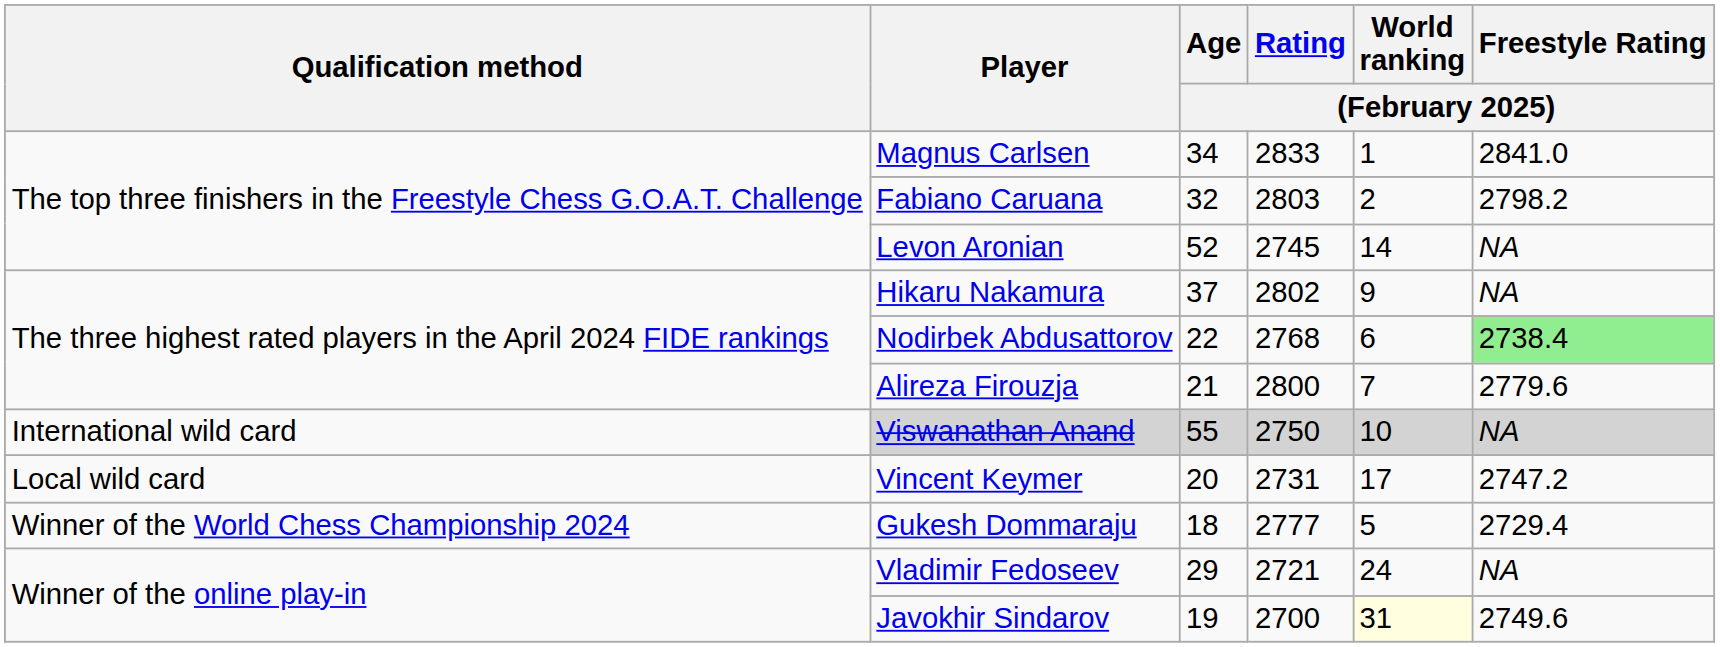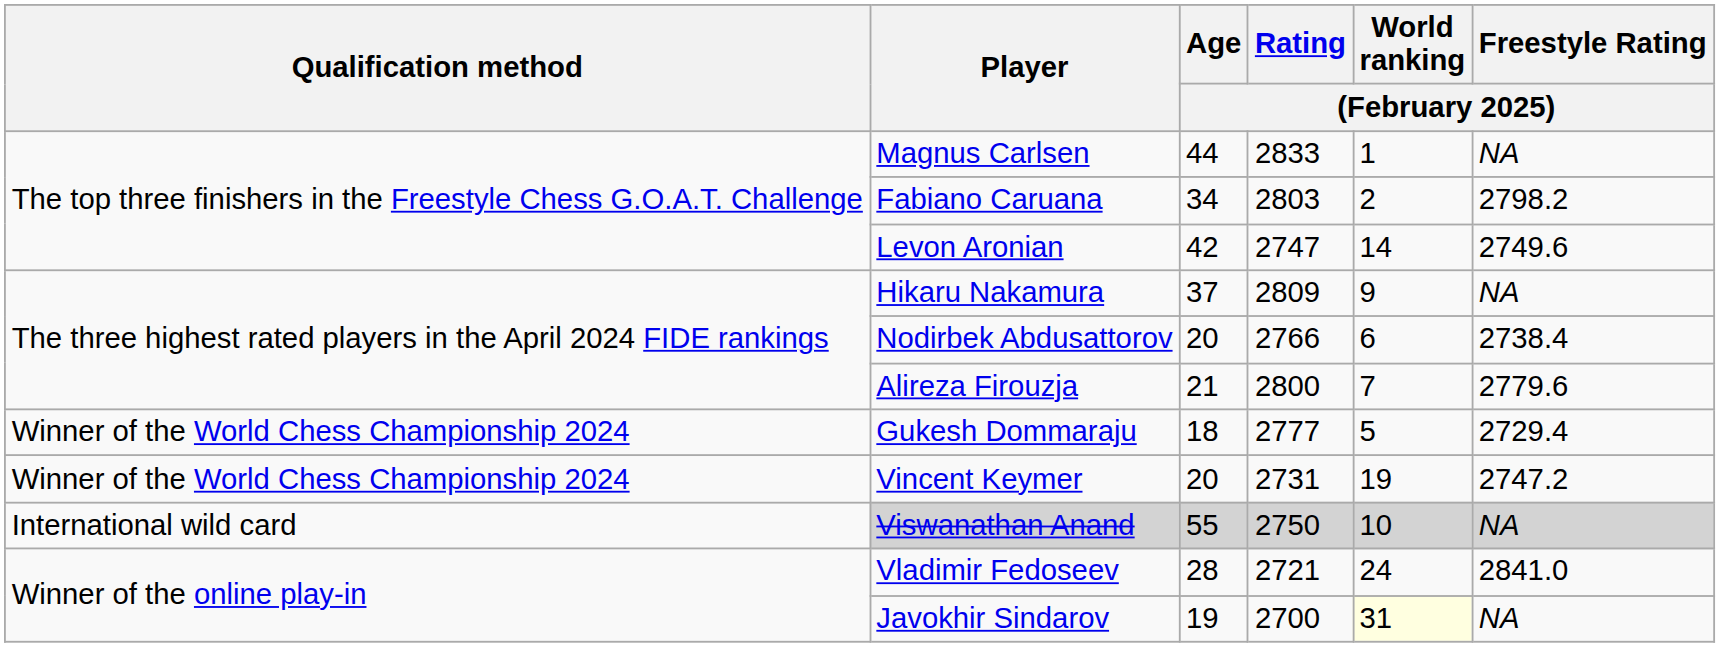(1202, 153) 34 -> (1202, 153) 44
(1524, 153) 2841.0 -> (1499, 153) NA
(1202, 199) 32 -> (1202, 199) 34
(1202, 246) 52 -> (1202, 246) 42
(1287, 246) 2745 -> (1287, 246) 2747
(1499, 246) NA -> (1524, 246) 2749.6
(1287, 292) 2802 -> (1287, 292) 2809
(1202, 339) 22 -> (1202, 339) 20
(1287, 339) 2768 -> (1287, 339) 2766
(1524, 339) lightgreen background -> (1524, 339) no background
rows swapped: (1005, 432) <-> (1007, 525)
(108, 478) Local wild card -> (321, 478) Winner of the World Chess Championship 2024
(1376, 478) 17 -> (1376, 478) 19
(1202, 571) 29 -> (1202, 571) 28
(1499, 571) NA -> (1524, 571) 2841.0
(1524, 617) 2749.6 -> (1499, 617) NA
